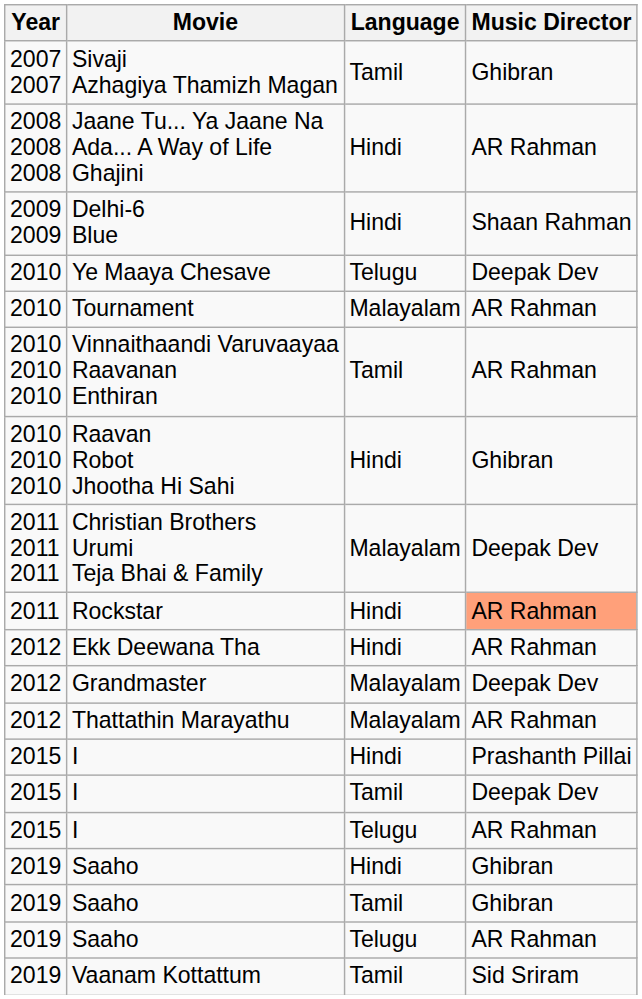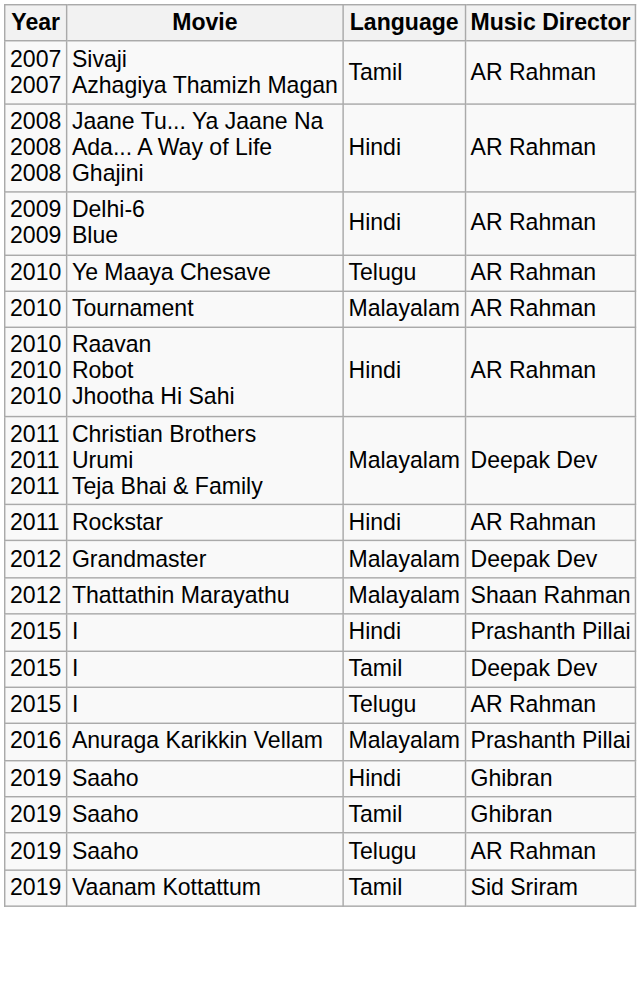(512, 72) Ghibran -> (533, 72) AR Rahman
(551, 223) Shaan Rahman -> (533, 223) AR Rahman
(535, 272) Deepak Dev -> (533, 272) AR Rahman
- row: (205, 371)
(512, 459) Ghibran -> (533, 371) AR Rahman
(534, 610) lightsalmon background -> (533, 522) no background
- row: (166, 647)
(534, 720) AR Rahman -> (551, 595) Shaan Rahman
+ row: (197, 741)
